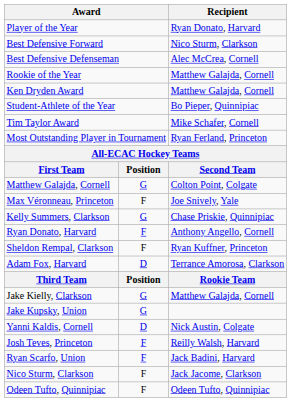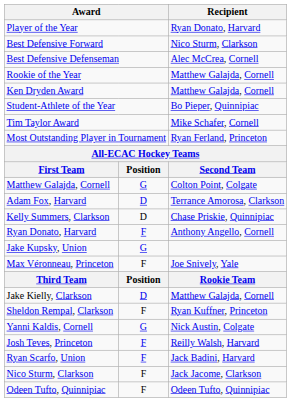rows swapped: (46, 264) <-> (60, 201)
(143, 216) G -> (143, 216) D
rows swapped: (60, 248) <-> (47, 311)
(143, 295) G -> (143, 295) D
(143, 327) D -> (143, 327) G
